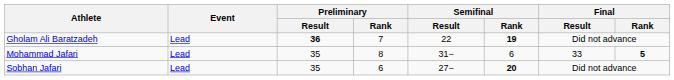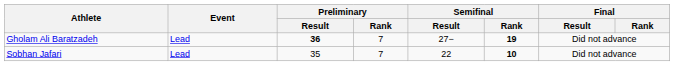(446, 40) 22 -> (446, 40) 27−
- row: (42, 54)
(381, 68) 6 -> (381, 54) 7
(446, 68) 27− -> (446, 54) 22
(512, 68) 20 -> (512, 54) 10
